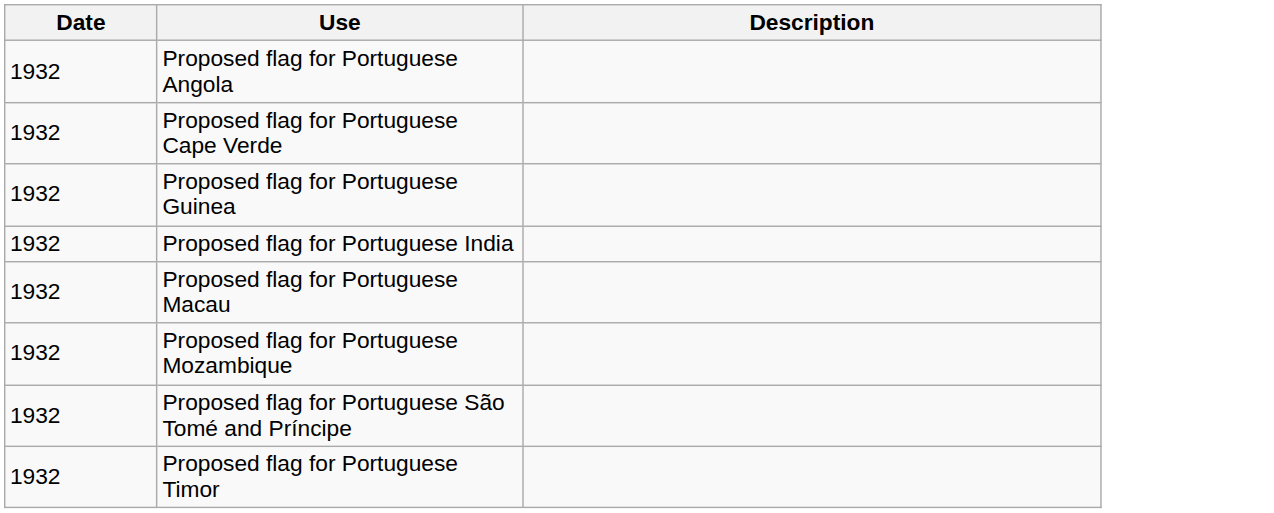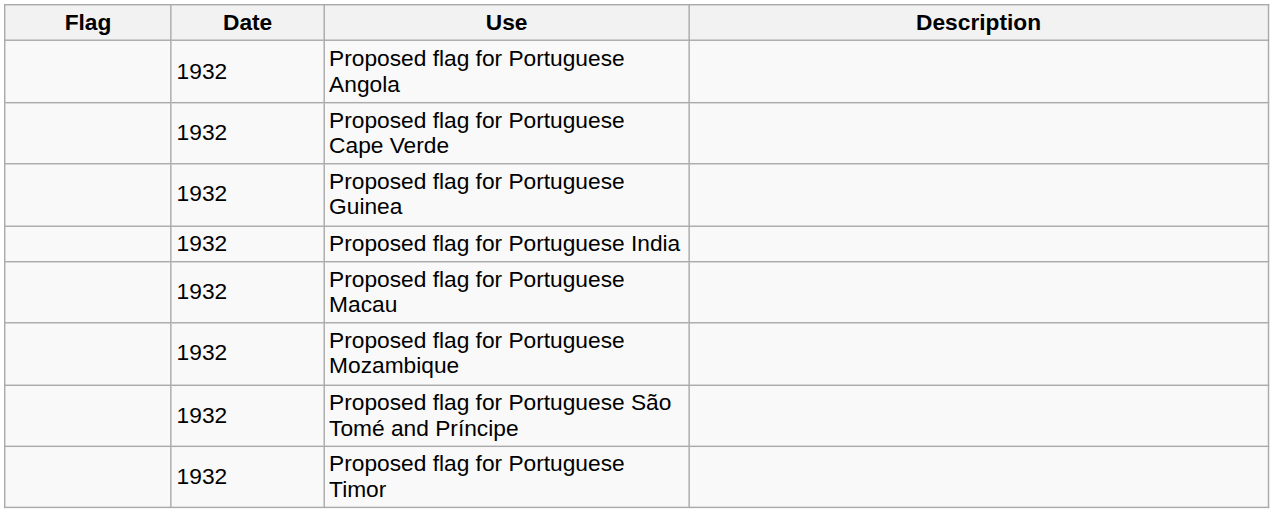+ column: (88, 22)
